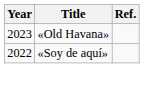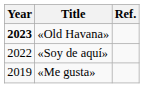(20, 33) normal -> (20, 33) bold
+ row: (66, 72)
